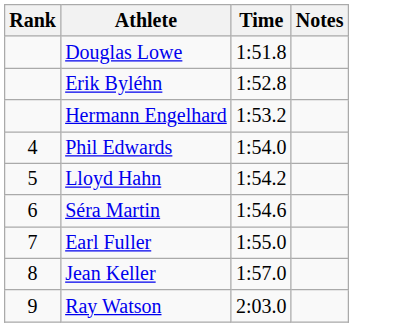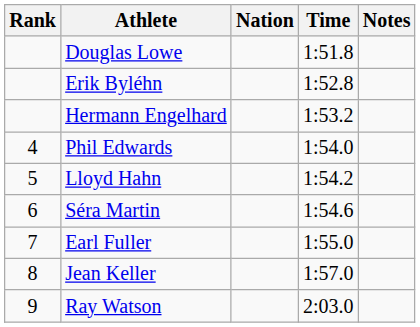+ column: (265, 20)
